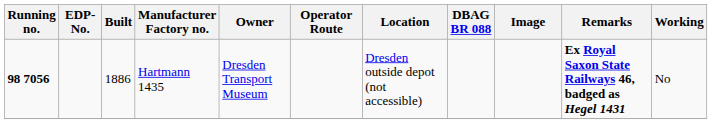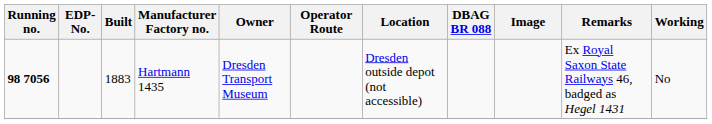(118, 79) 1886 -> (118, 79) 1883
(600, 79) bold -> (599, 79) normal
